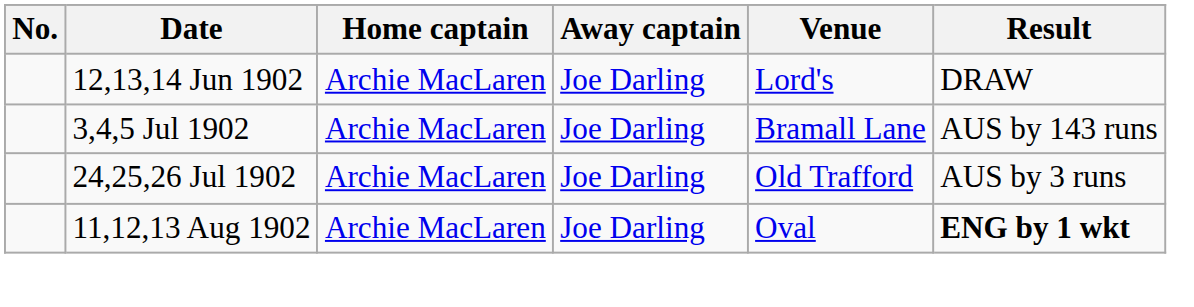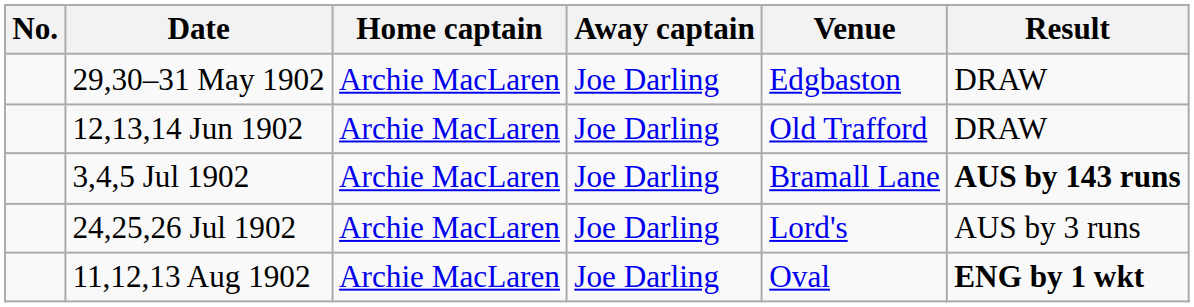+ row: (199, 78)
(794, 78) Lord's -> (848, 128) Old Trafford
(1049, 128) normal -> (1067, 177) bold
(834, 177) Old Trafford -> (808, 227) Lord's
